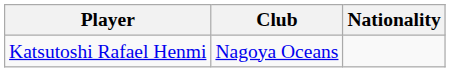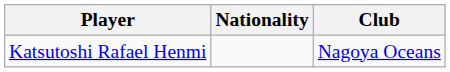columns swapped: (394, 19) <-> (277, 19)
